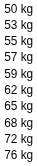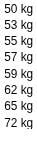- row: (19, 122)
- row: (19, 155)
